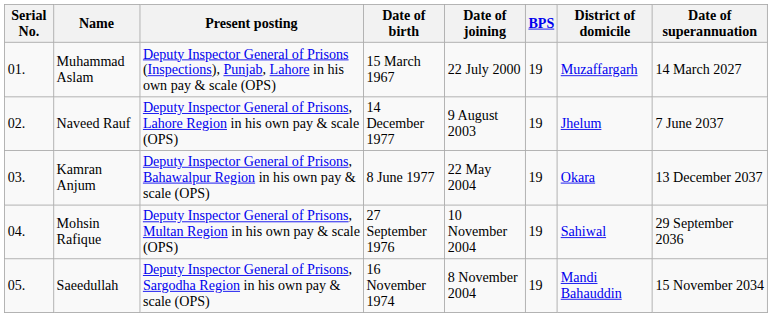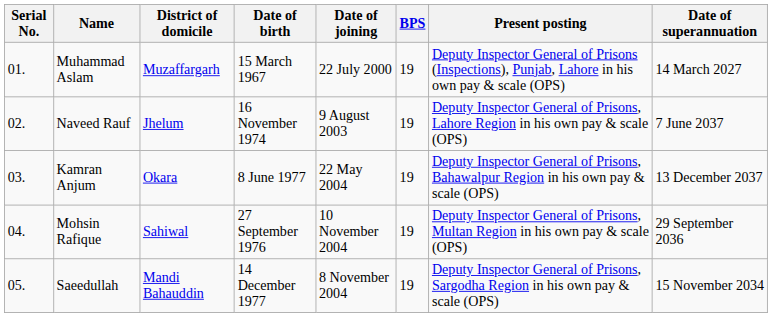columns swapped: (605, 23) <-> (251, 23)
(395, 123) 14 December 1977 -> (267, 123) 16 November 1974
(396, 285) 16 November 1974 -> (267, 285) 14 December 1977
